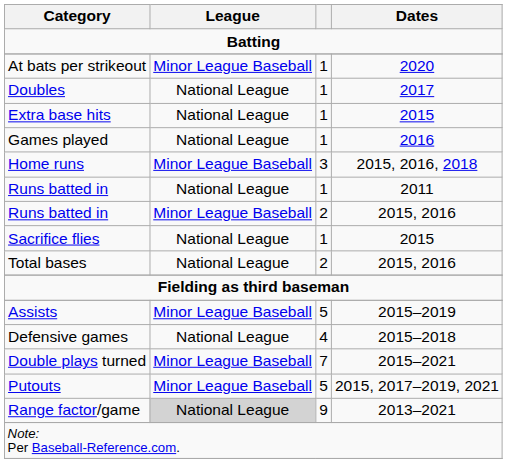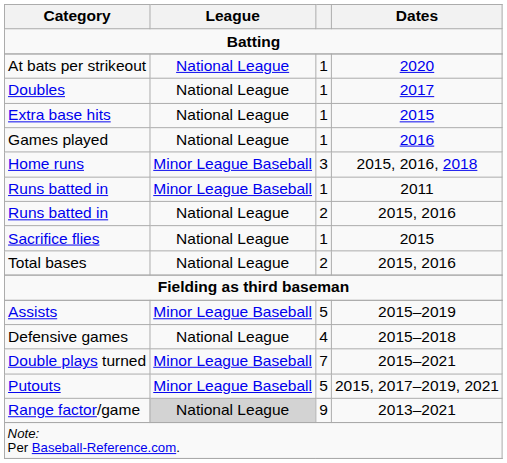(233, 66) Minor League Baseball -> (233, 66) National League
(233, 189) National League -> (233, 189) Minor League Baseball
(233, 213) Minor League Baseball -> (233, 213) National League
